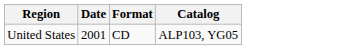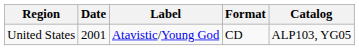+ column: (166, 14)
